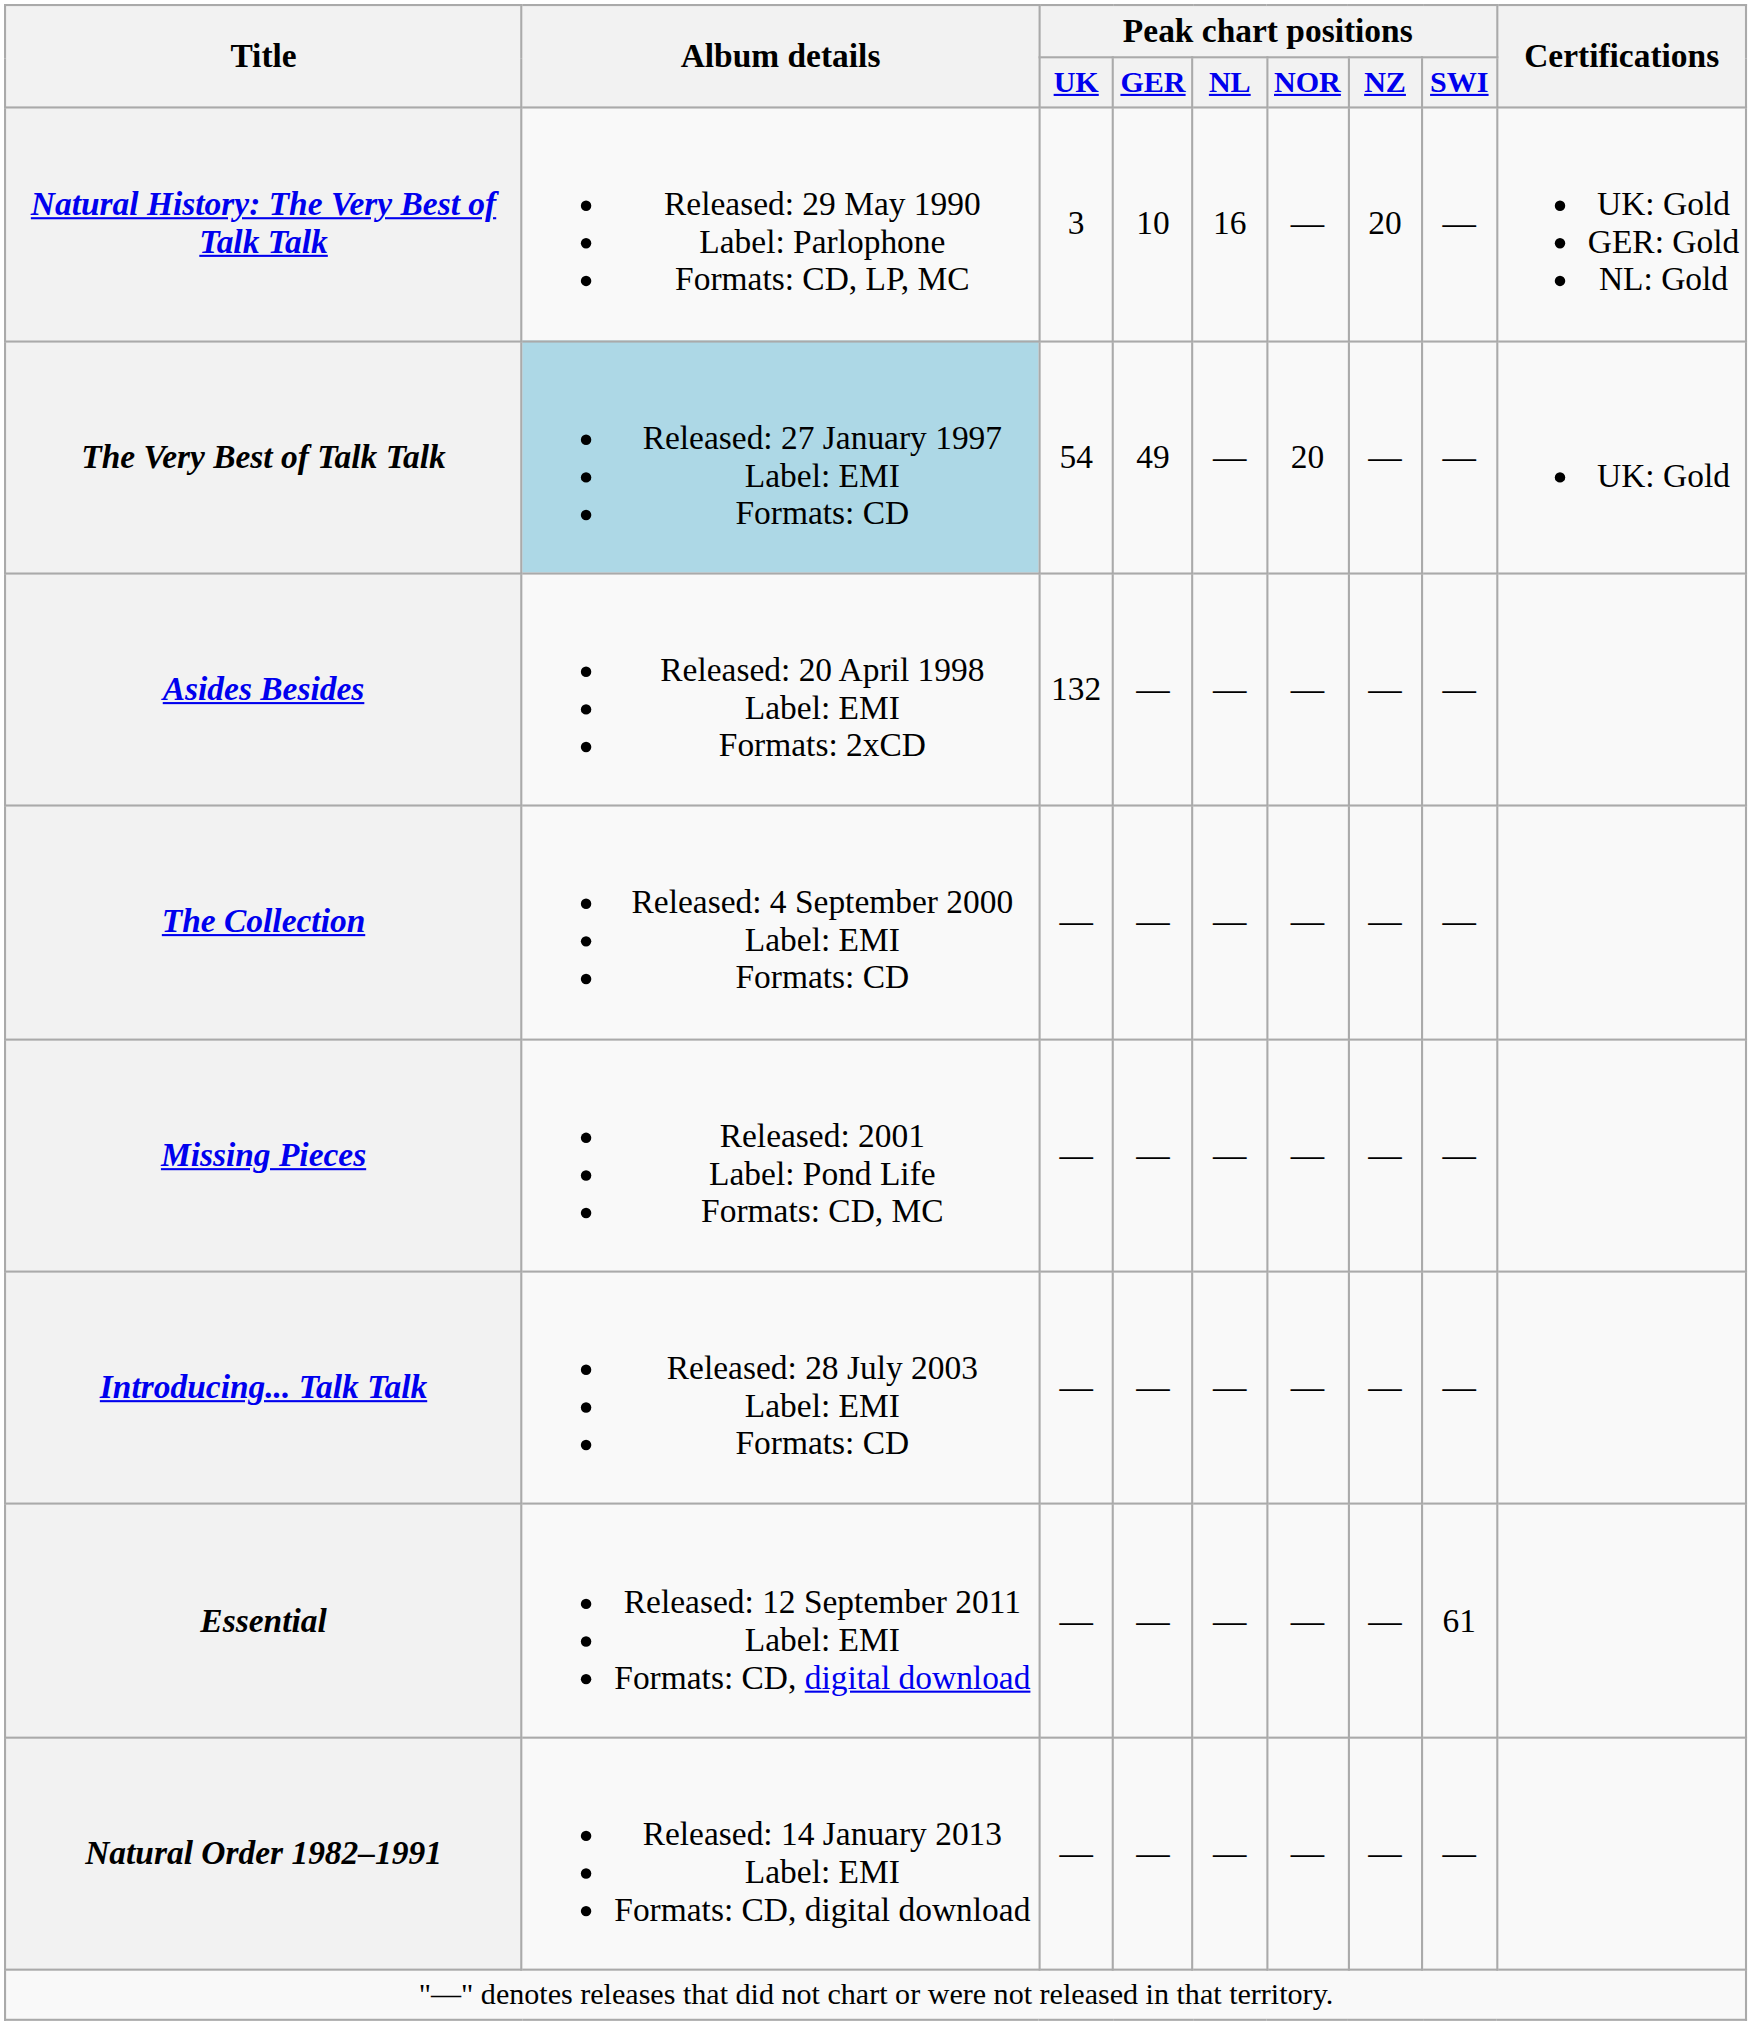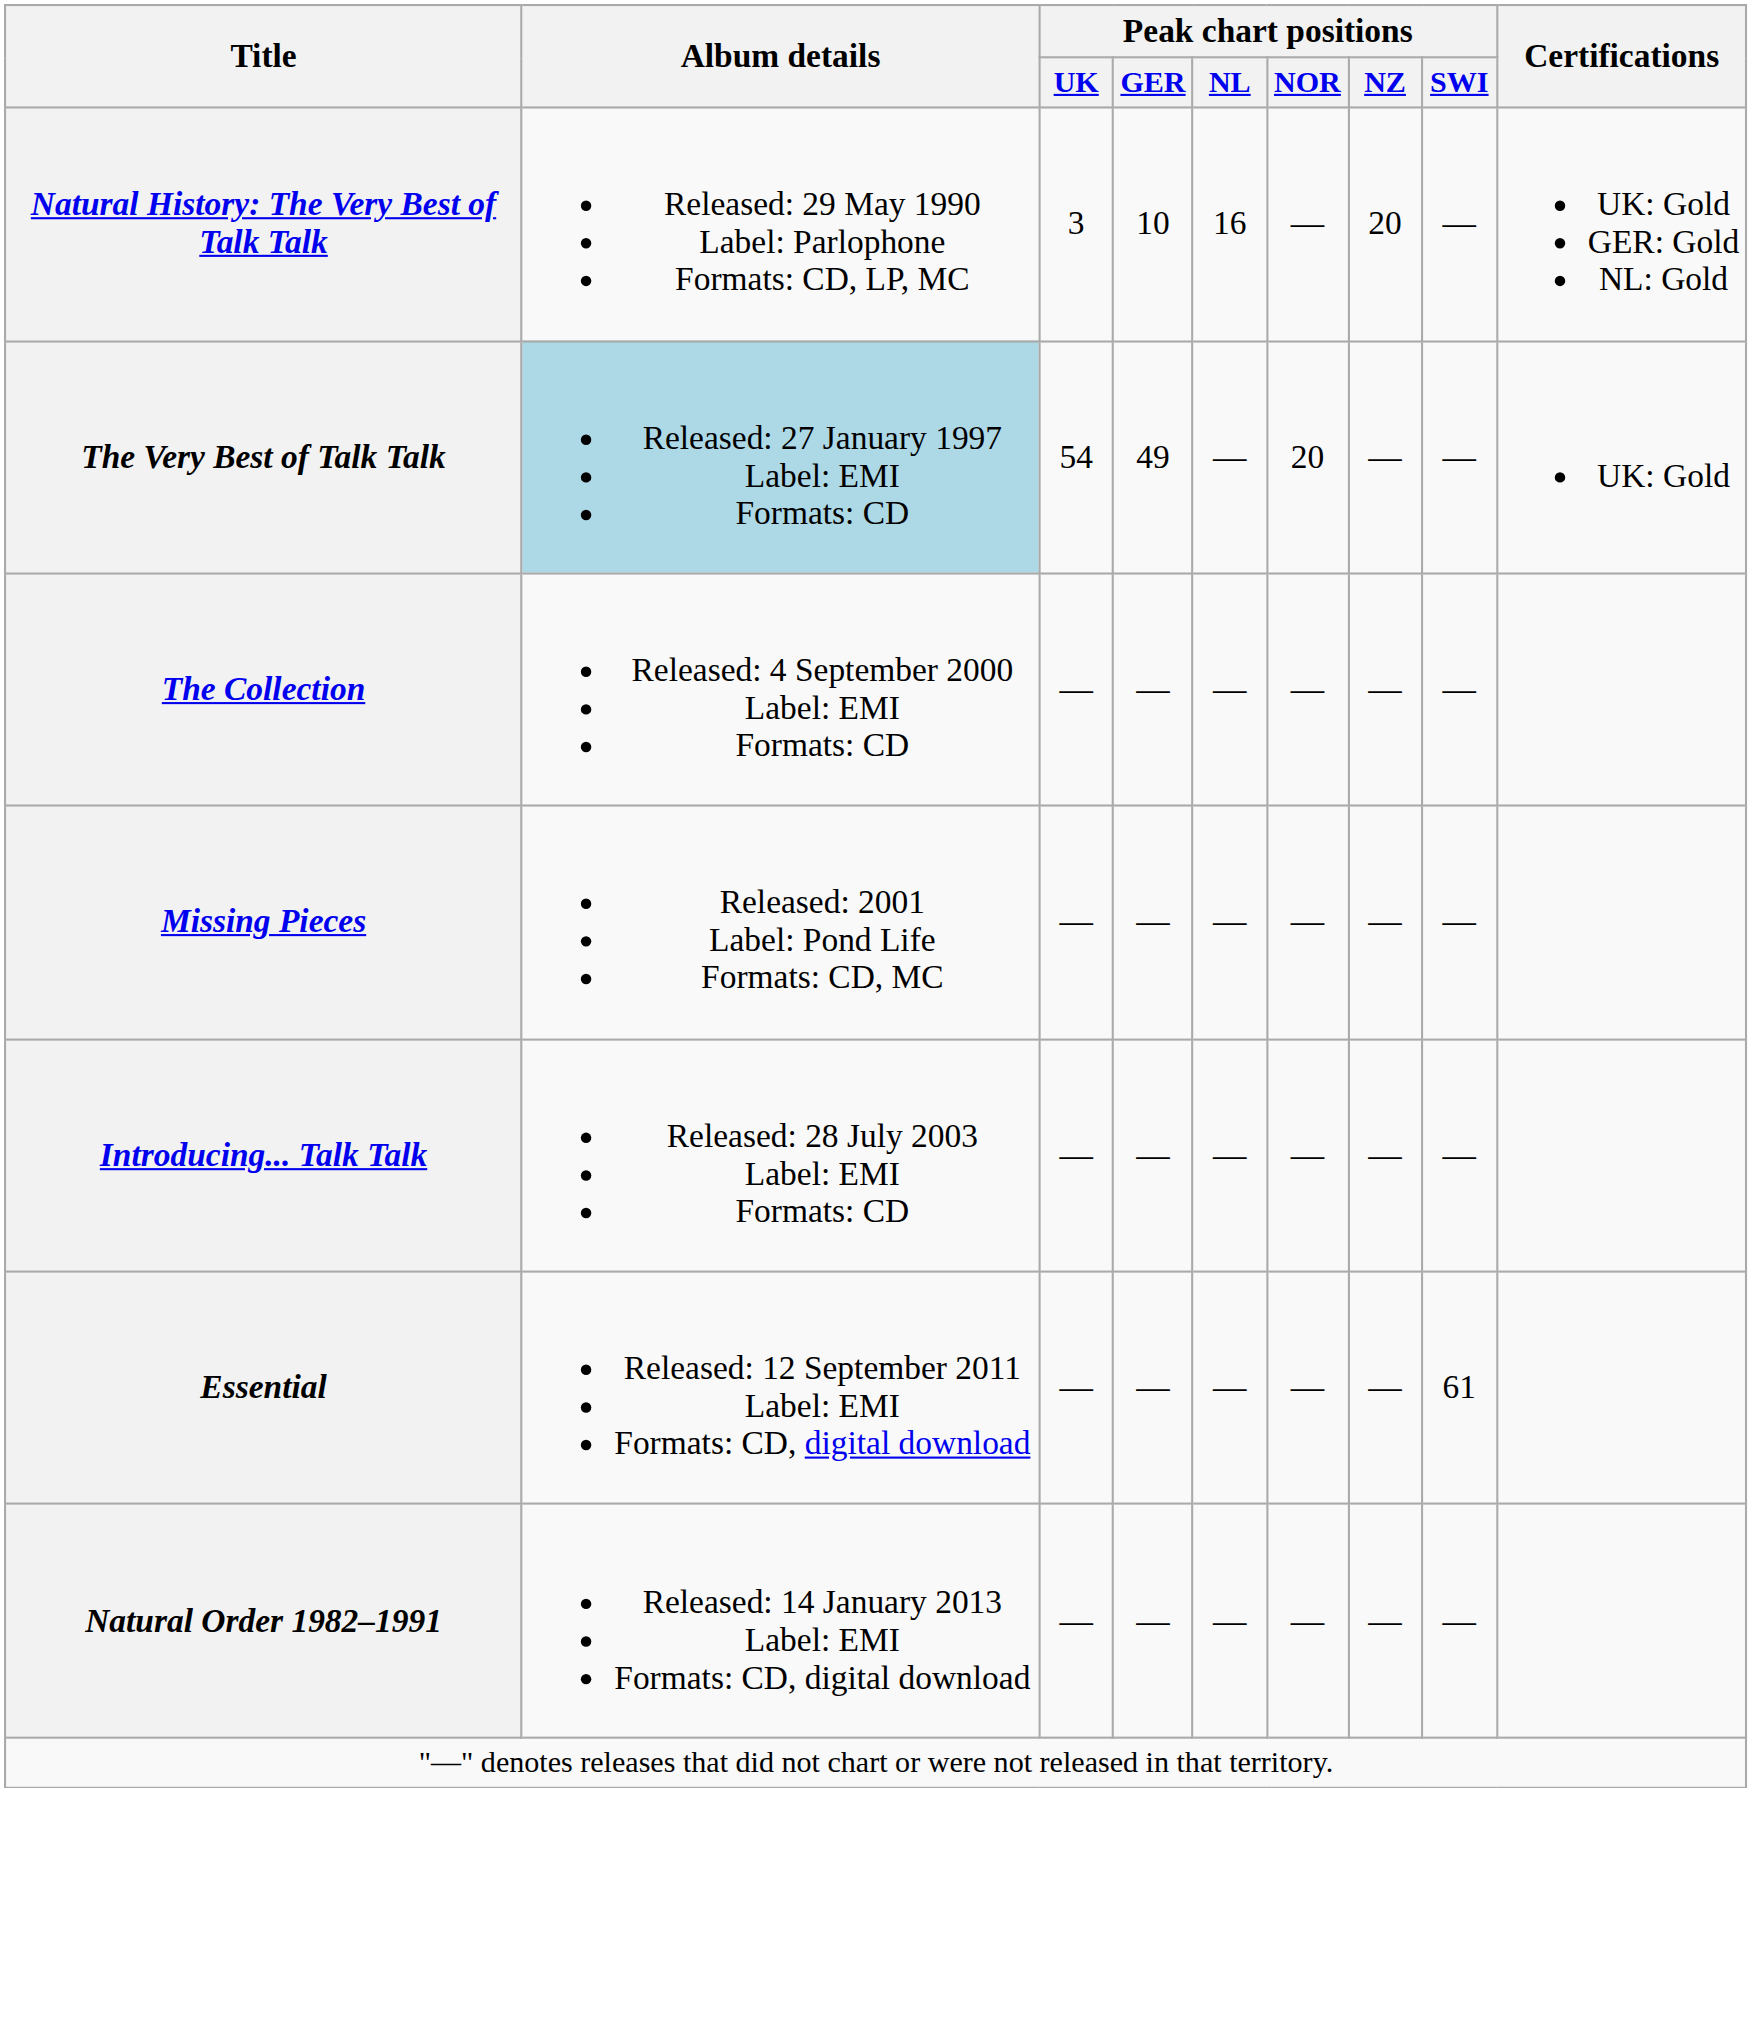- row: (264, 689)
